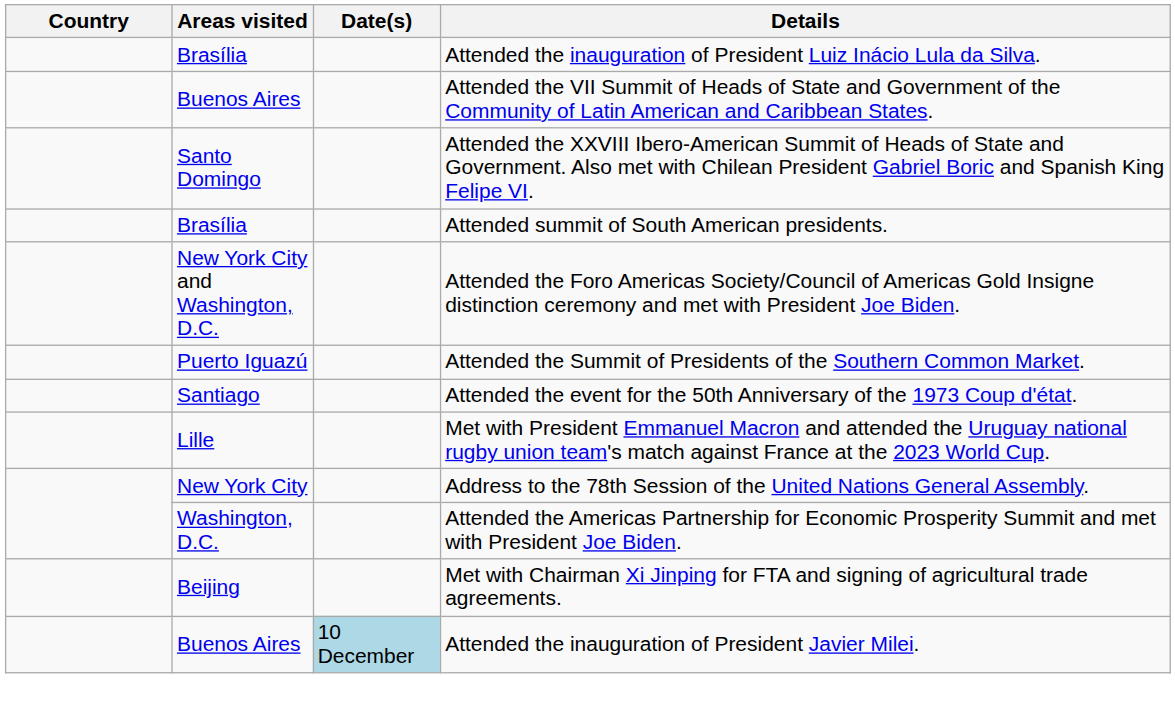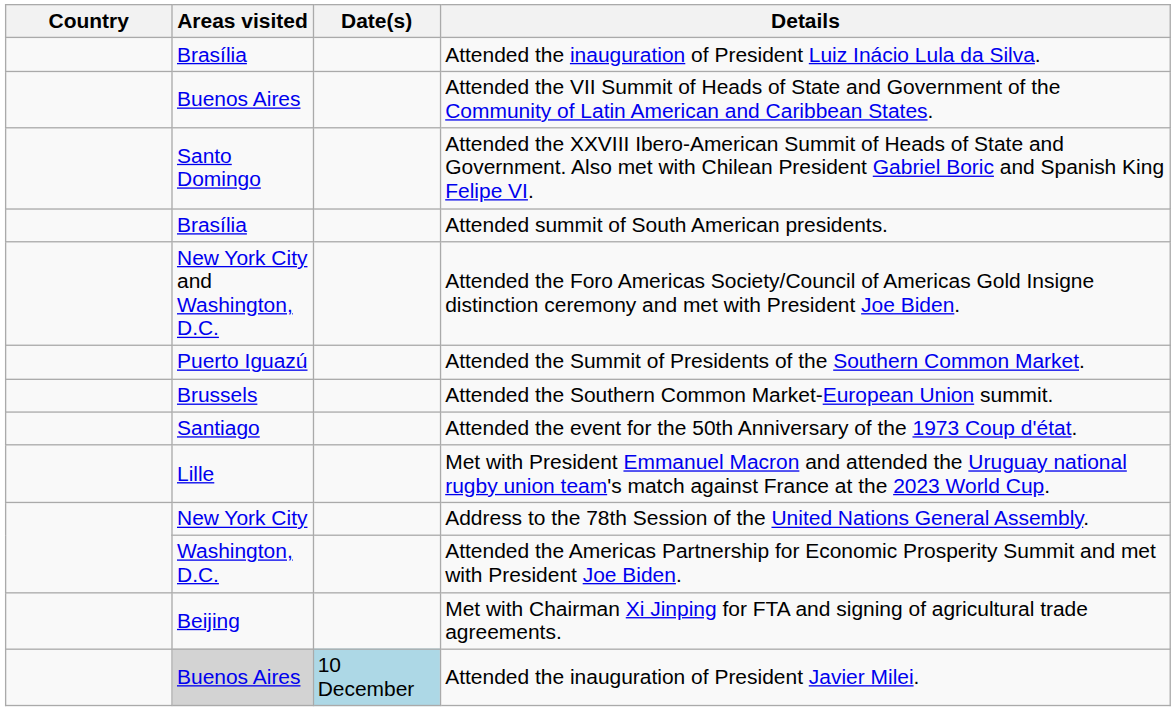+ row: (749, 395)
(239, 644) no background -> (239, 677) lightgrey background
